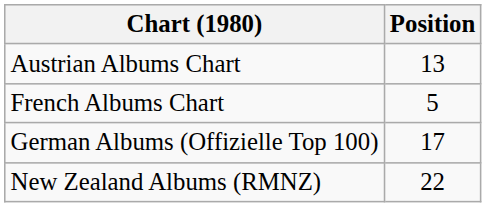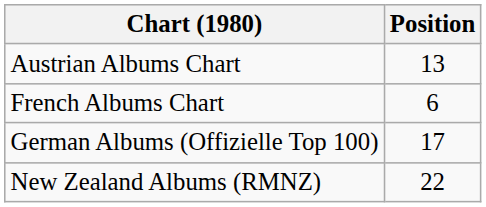(433, 102) 5 -> (433, 102) 6
